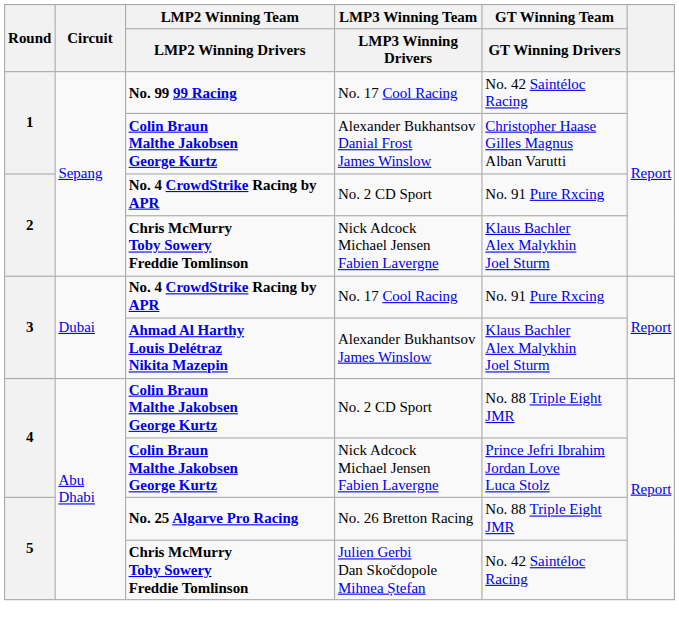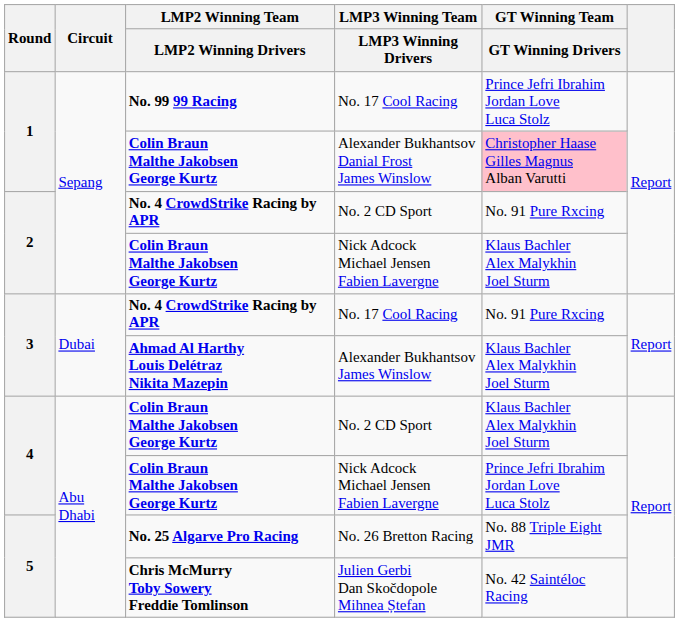(535, 92) No. 42 Saintéloc Racing -> (545, 100) Prince Jefri Ibrahim Jordan Love Luca Stolz
(541, 143) no background -> (541, 160) pink background
(189, 245) Chris McMurry Toby Sowery Freddie Tomlinson -> (183, 263) Colin Braun Malthe Jakobsen George Kurtz
(544, 407) No. 88 Triple Eight JMR -> (531, 425) Klaus Bachler Alex Malykhin Joel Sturm
